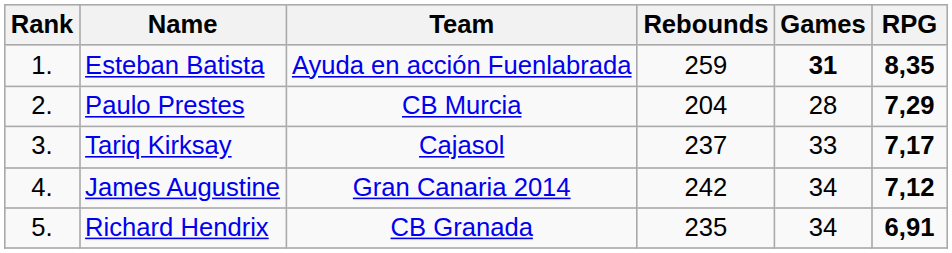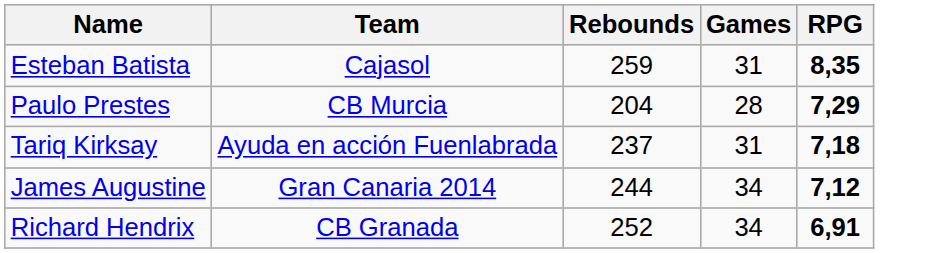- column: (42, 24)
(462, 65) Ayuda en acción Fuenlabrada -> (387, 65) Cajasol
(823, 65) bold -> (749, 65) normal
(462, 146) Cajasol -> (387, 146) Ayuda en acción Fuenlabrada
(823, 146) 33 -> (749, 146) 31
(910, 146) 7,17 -> (835, 146) 7,18
(706, 187) 242 -> (632, 187) 244
(706, 227) 235 -> (632, 227) 252
